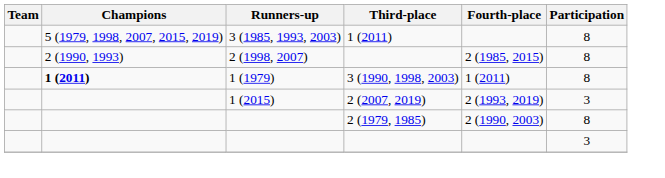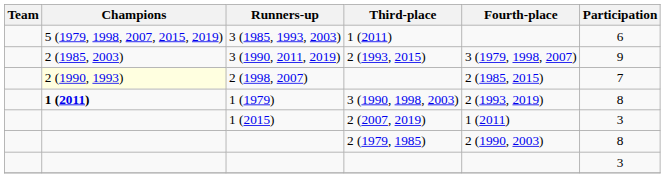(587, 36) 8 -> (620, 36) 6
+ row: (285, 57)
(84, 57) no background -> (84, 78) lightyellow background
(587, 57) 8 -> (620, 78) 7
(487, 78) 1 (2011) -> (504, 99) 2 (1993, 2019)
(504, 99) 2 (1993, 2019) -> (487, 120) 1 (2011)
